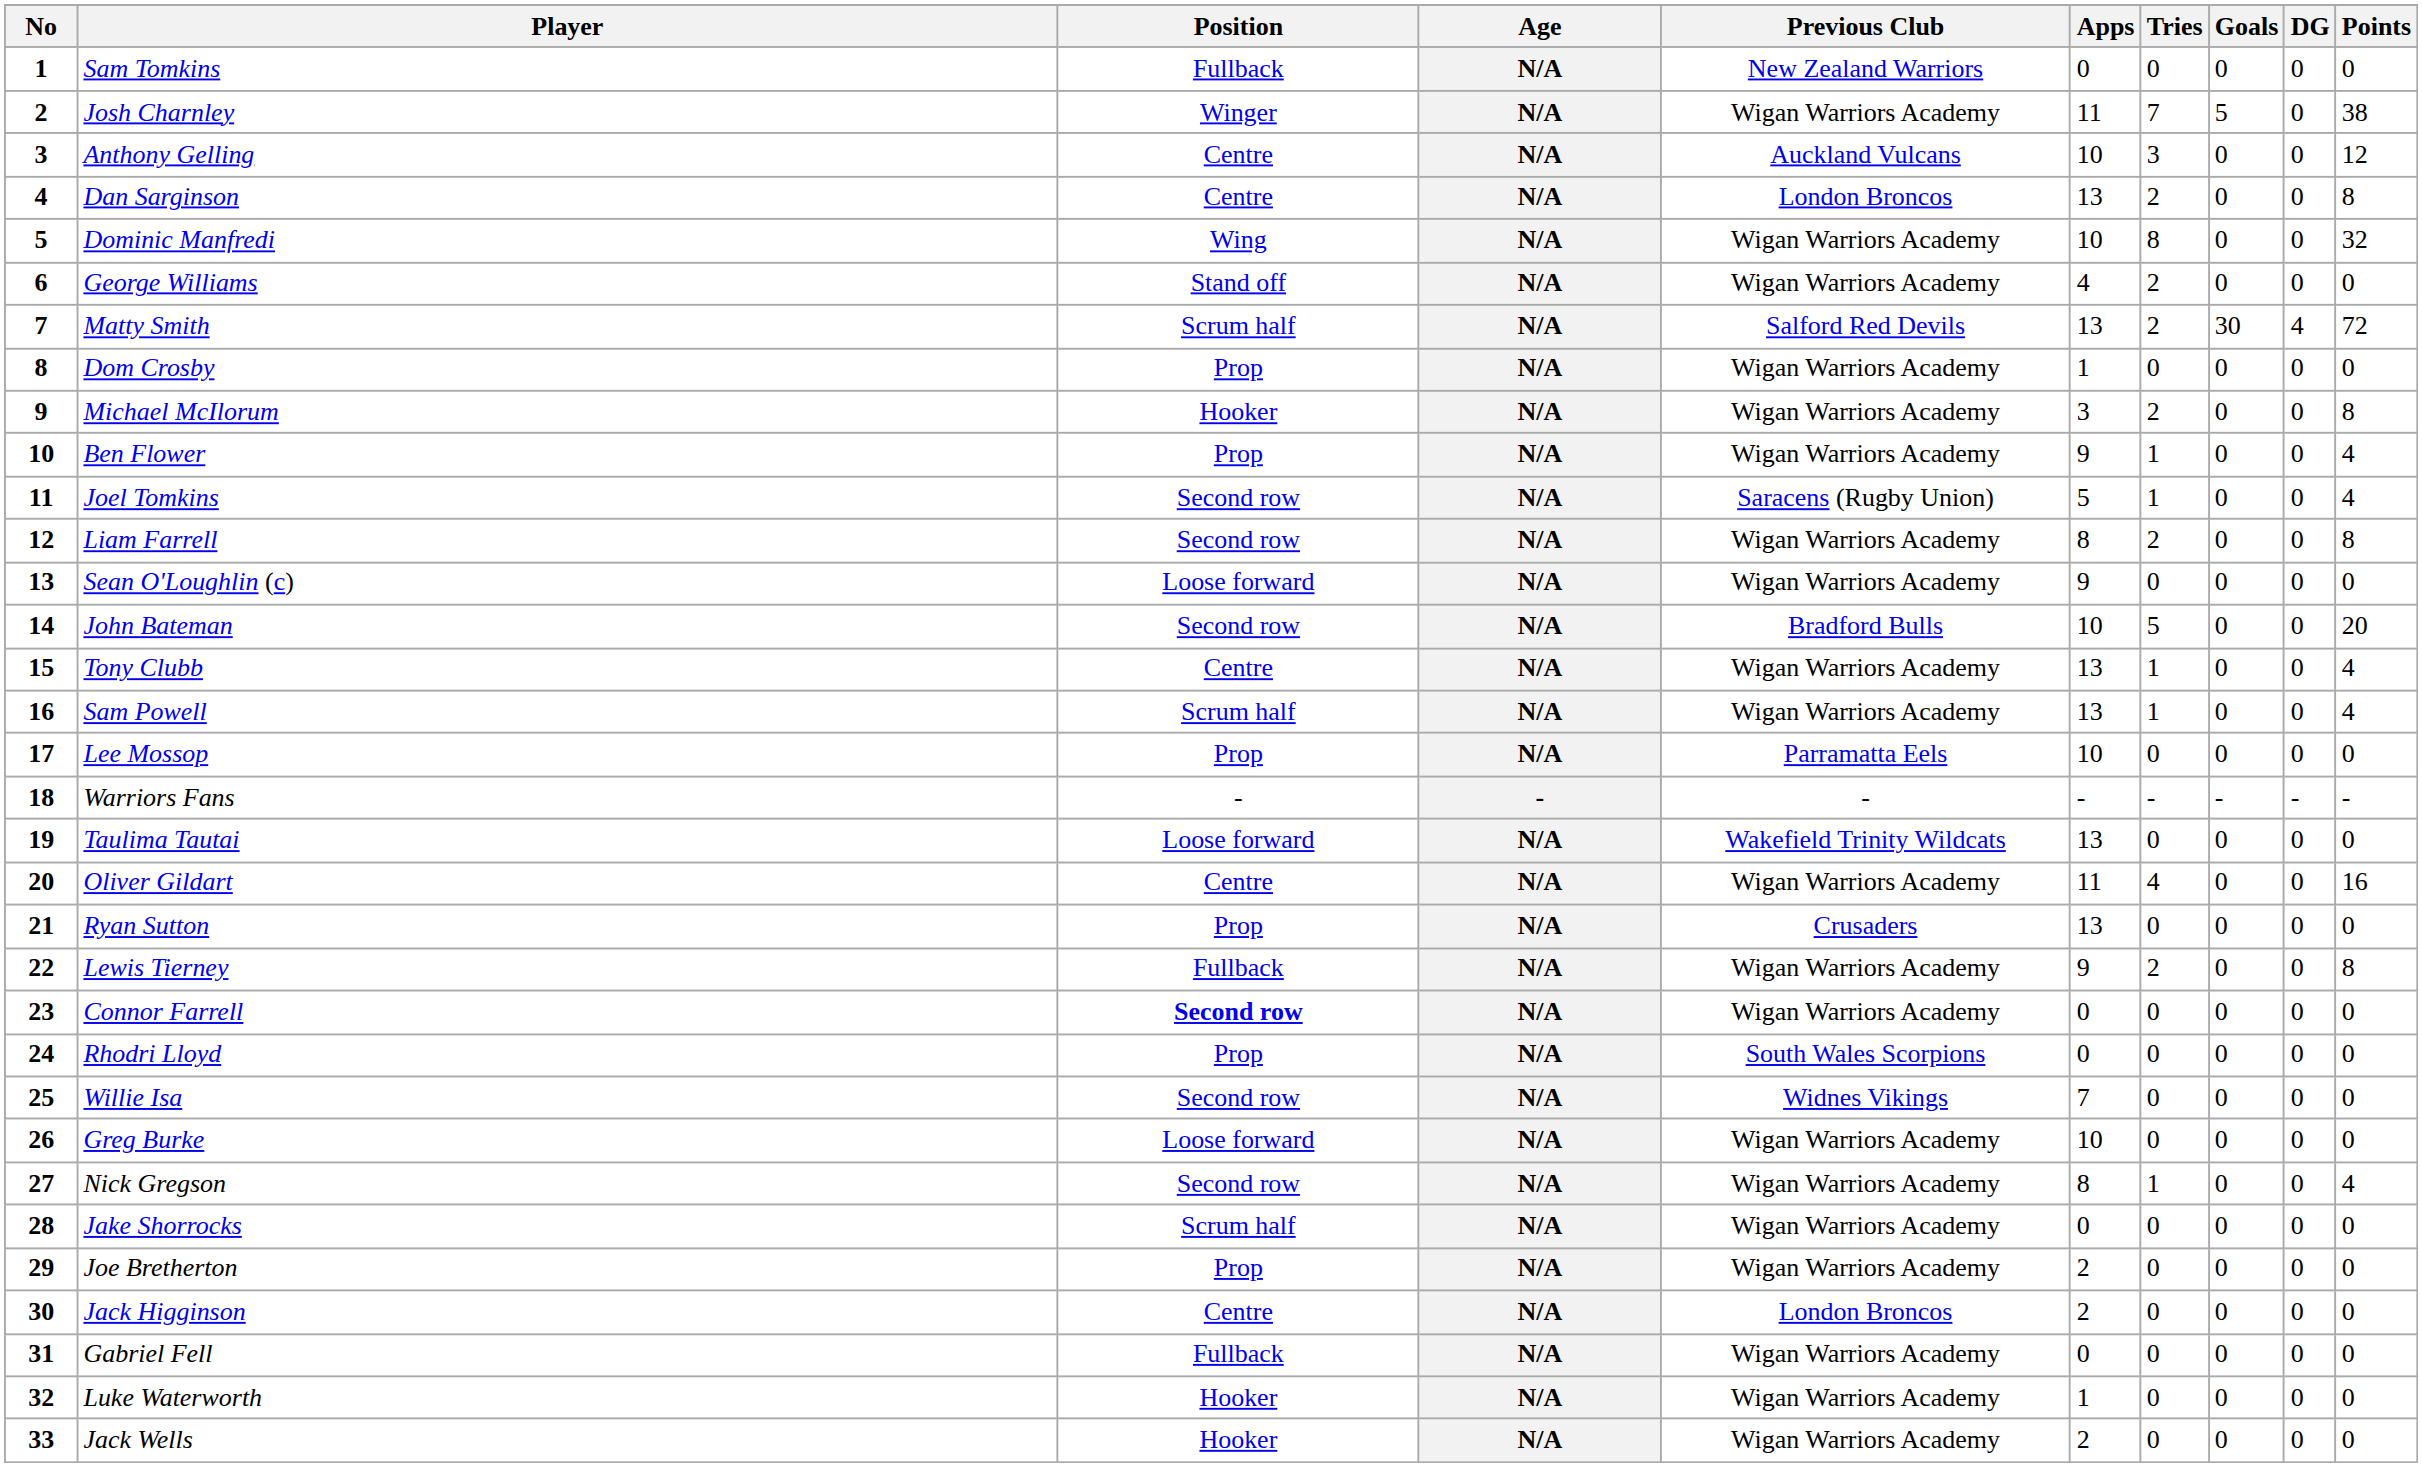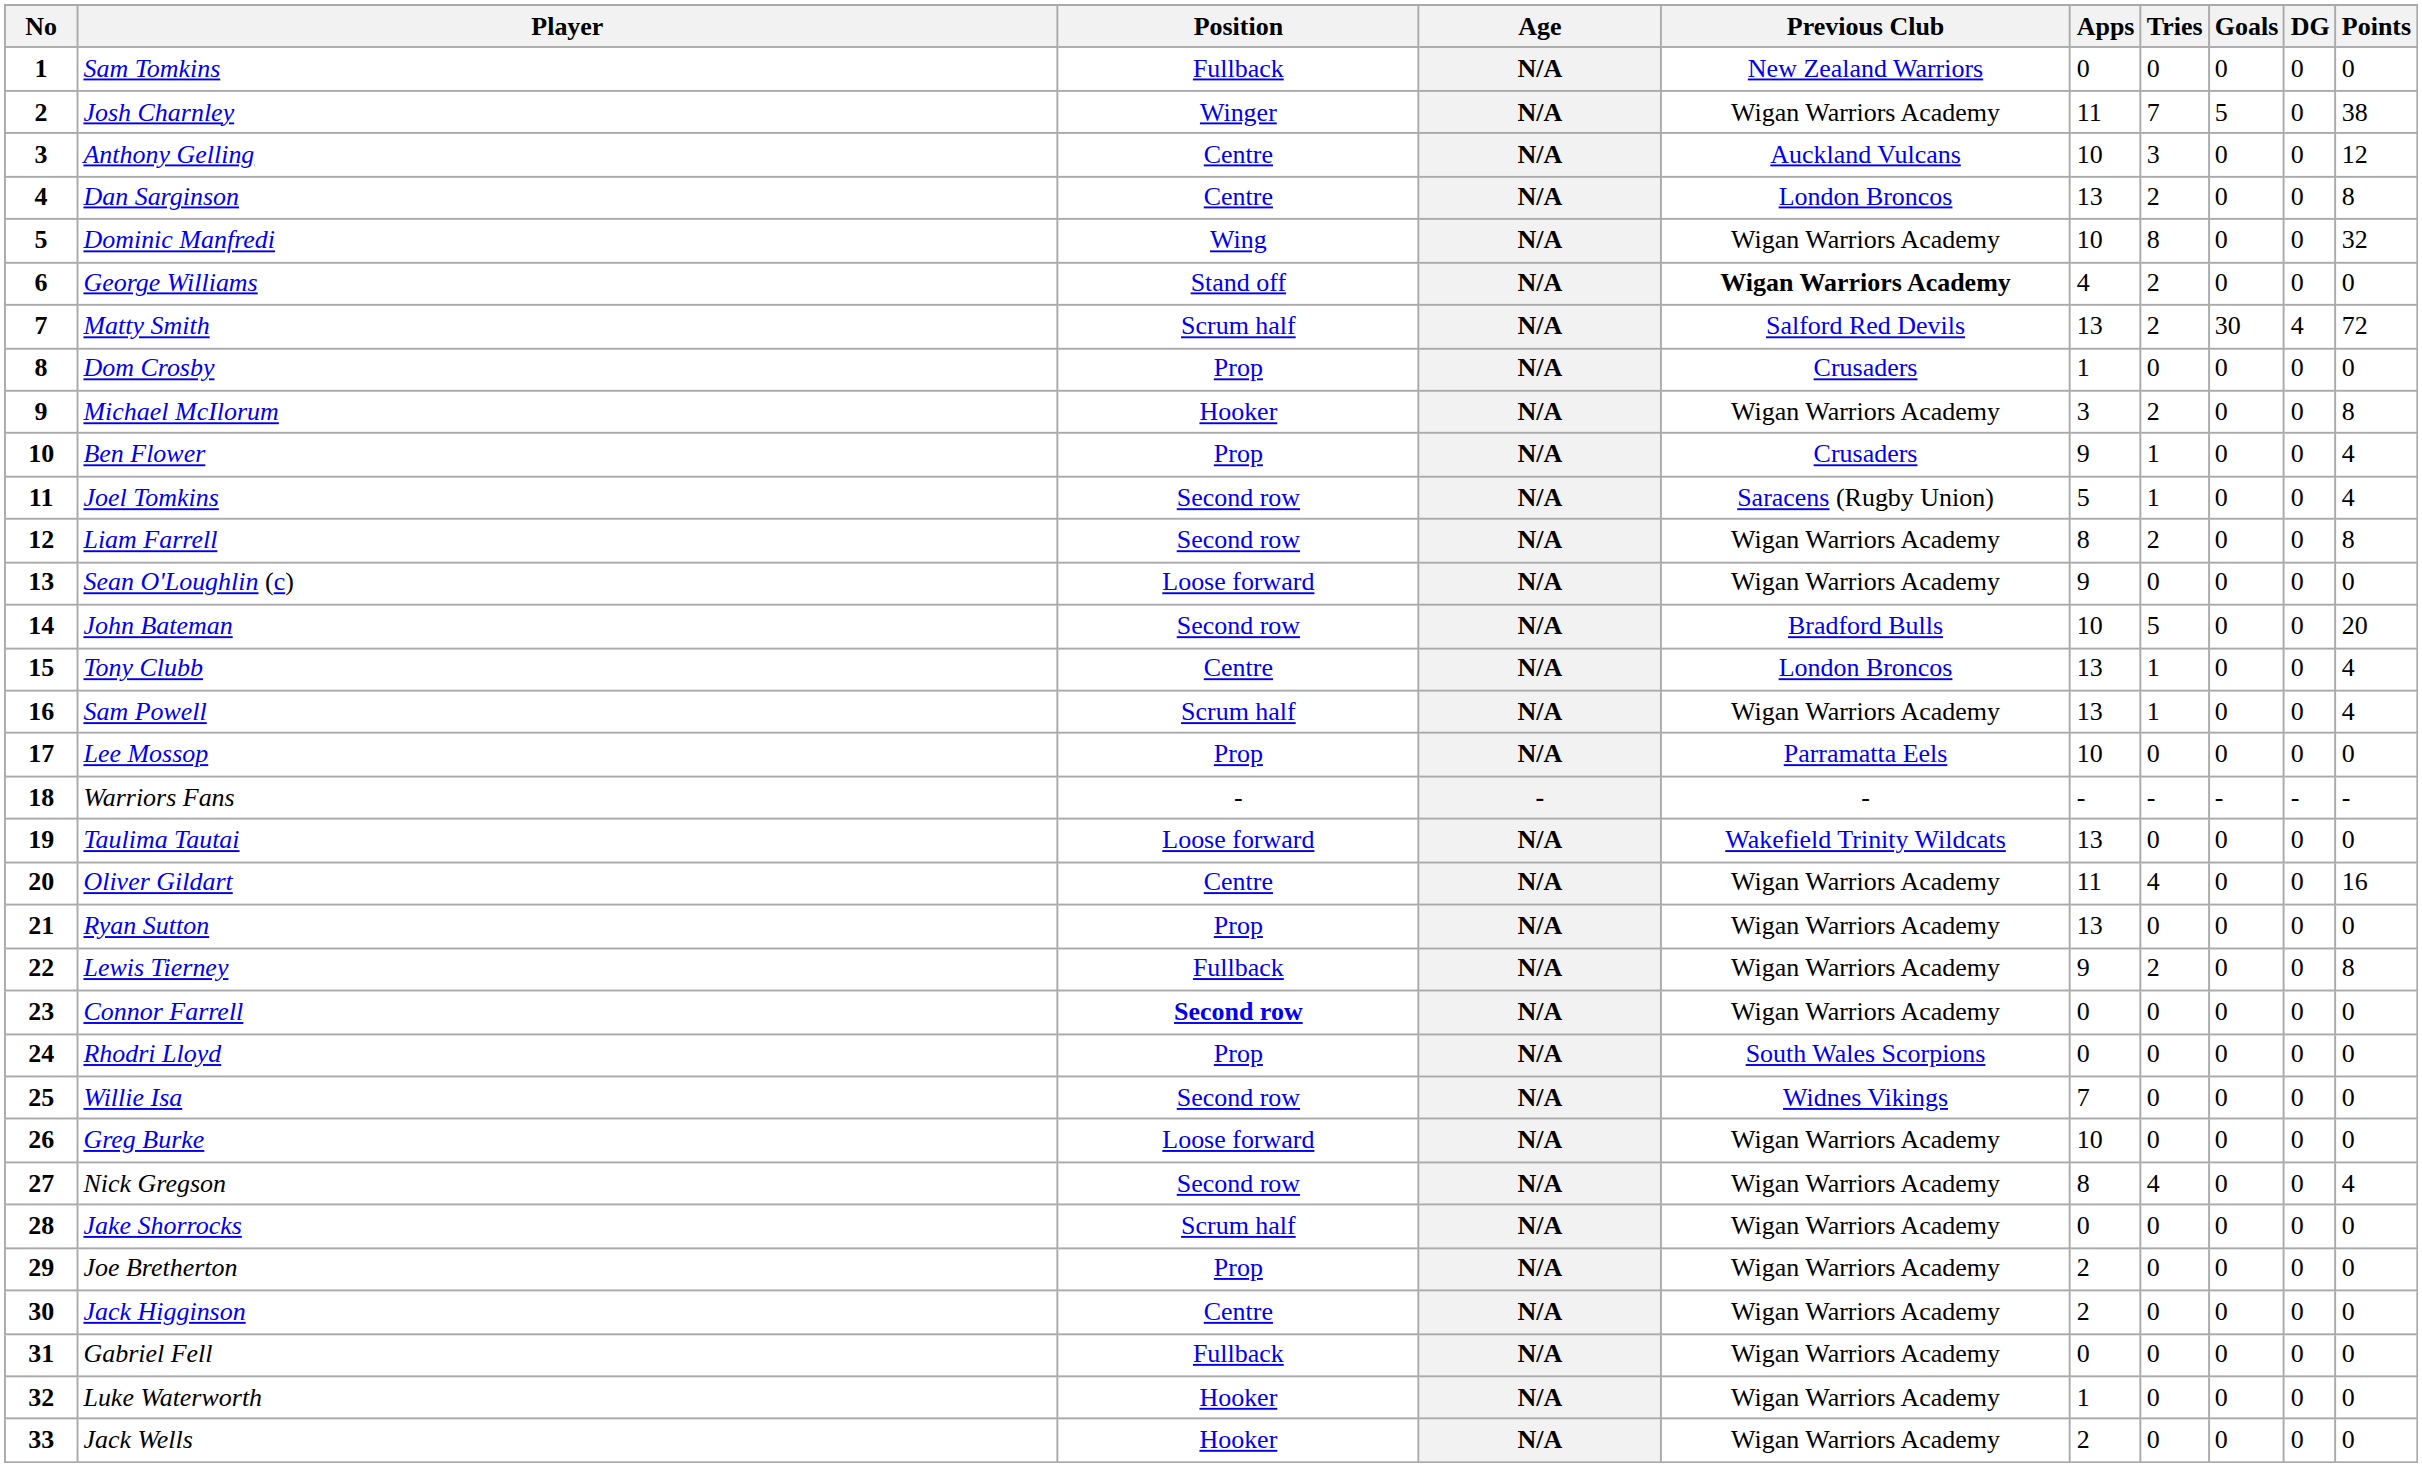(1866, 282) normal -> (1866, 282) bold
(1866, 368) Wigan Warriors Academy -> (1866, 368) Crusaders
(1866, 454) Wigan Warriors Academy -> (1866, 454) Crusaders
(1866, 668) Wigan Warriors Academy -> (1866, 668) London Broncos
(1866, 925) Crusaders -> (1866, 925) Wigan Warriors Academy
(2153, 1182) 1 -> (2153, 1182) 4
(1866, 1311) London Broncos -> (1866, 1311) Wigan Warriors Academy
